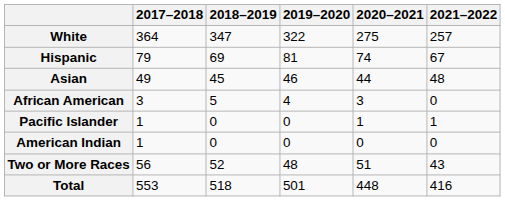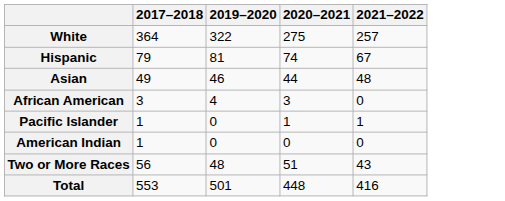- column: (243, 15)
